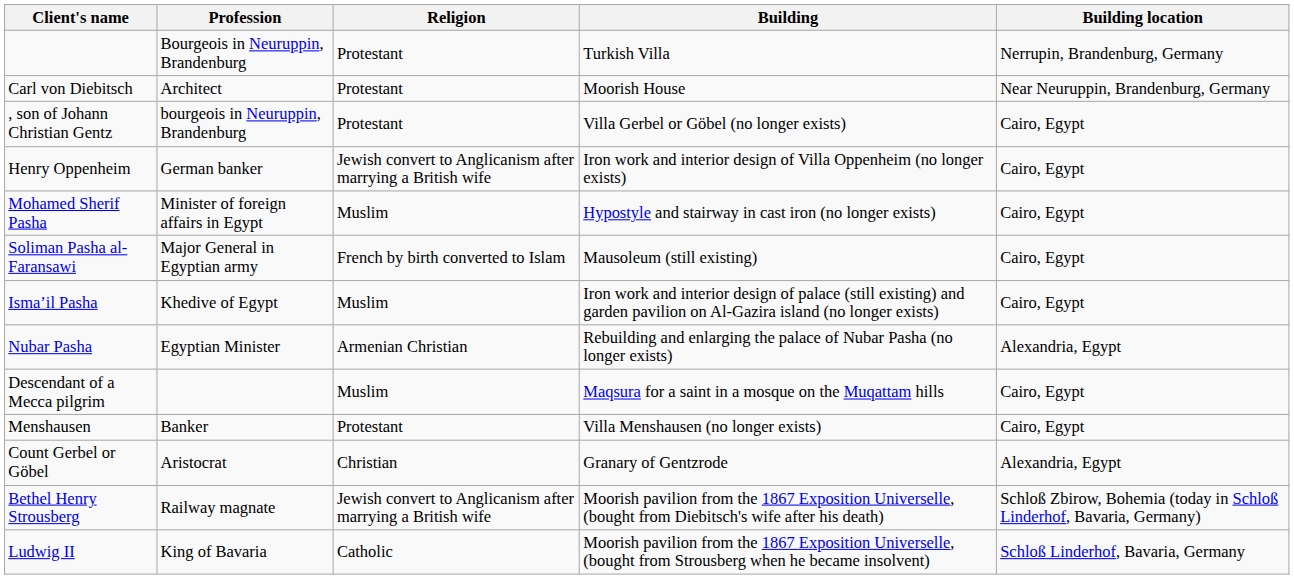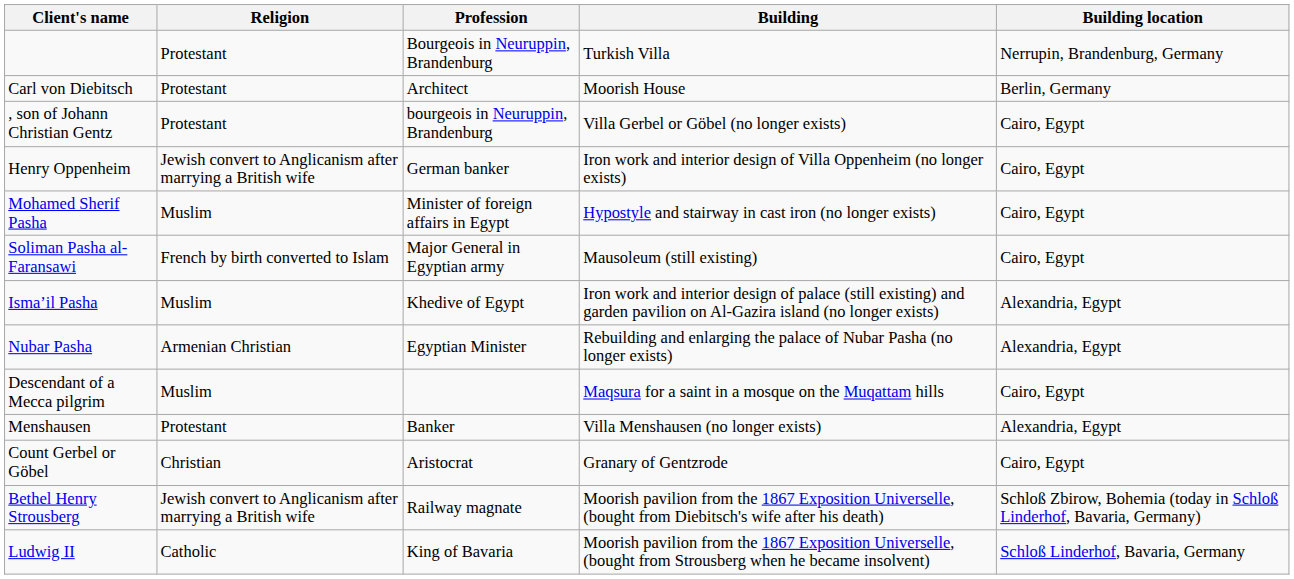columns swapped: (245, 17) <-> (456, 17)
(1135, 88) Near Neuruppin, Brandenburg, Germany -> (1056, 88) Berlin, Germany
(1042, 302) Cairo, Egypt -> (1061, 302) Alexandria, Egypt
(1042, 427) Cairo, Egypt -> (1061, 427) Alexandria, Egypt
(1061, 462) Alexandria, Egypt -> (1042, 462) Cairo, Egypt
